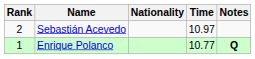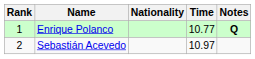rows swapped: (75, 45) <-> (81, 29)
